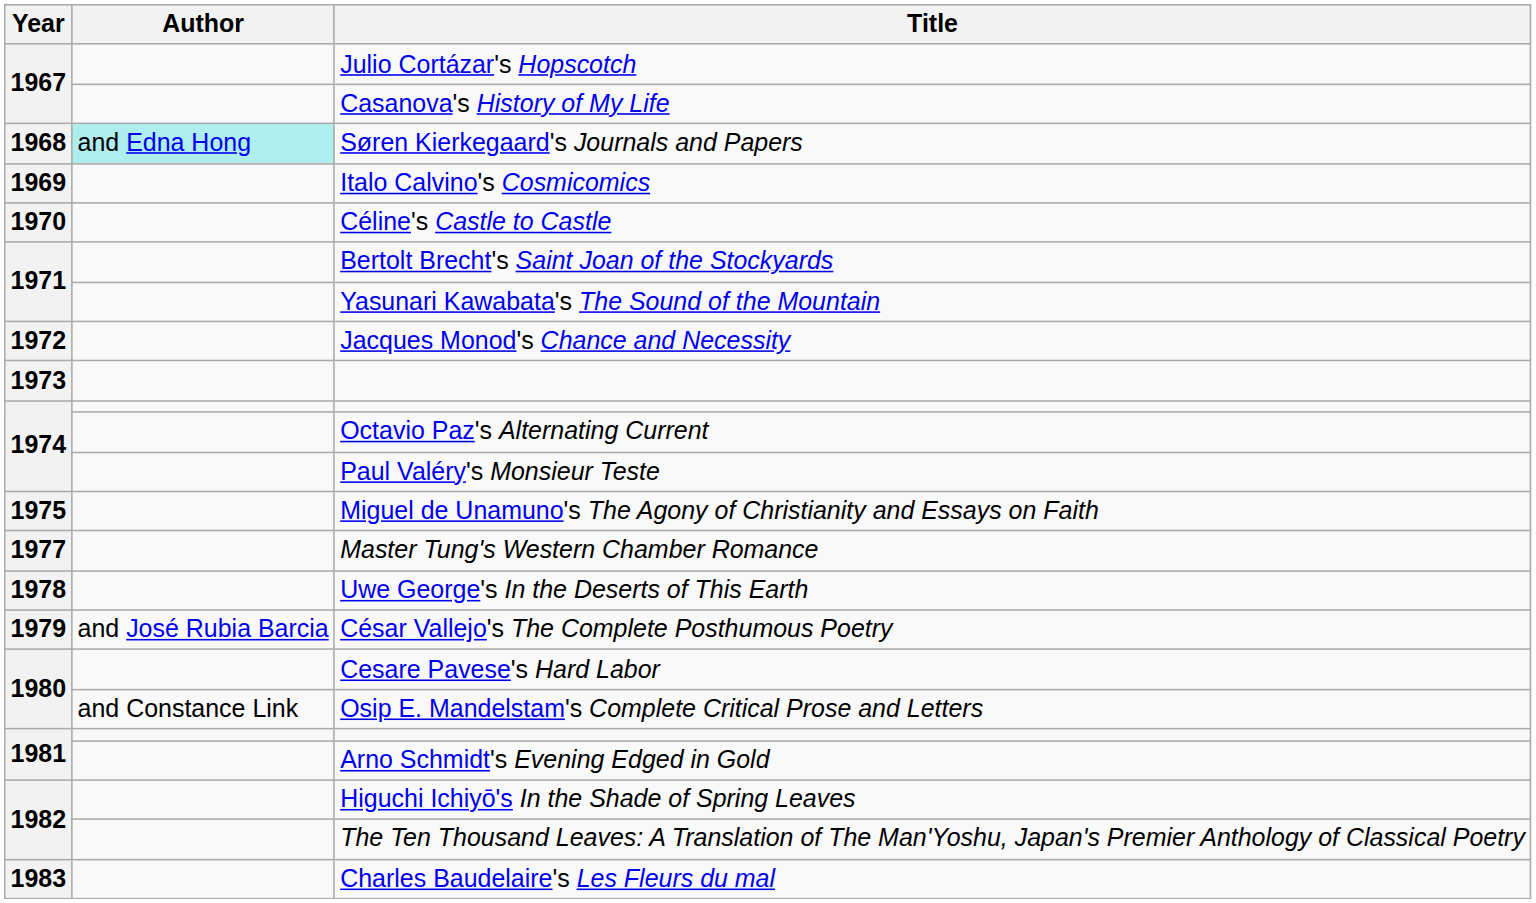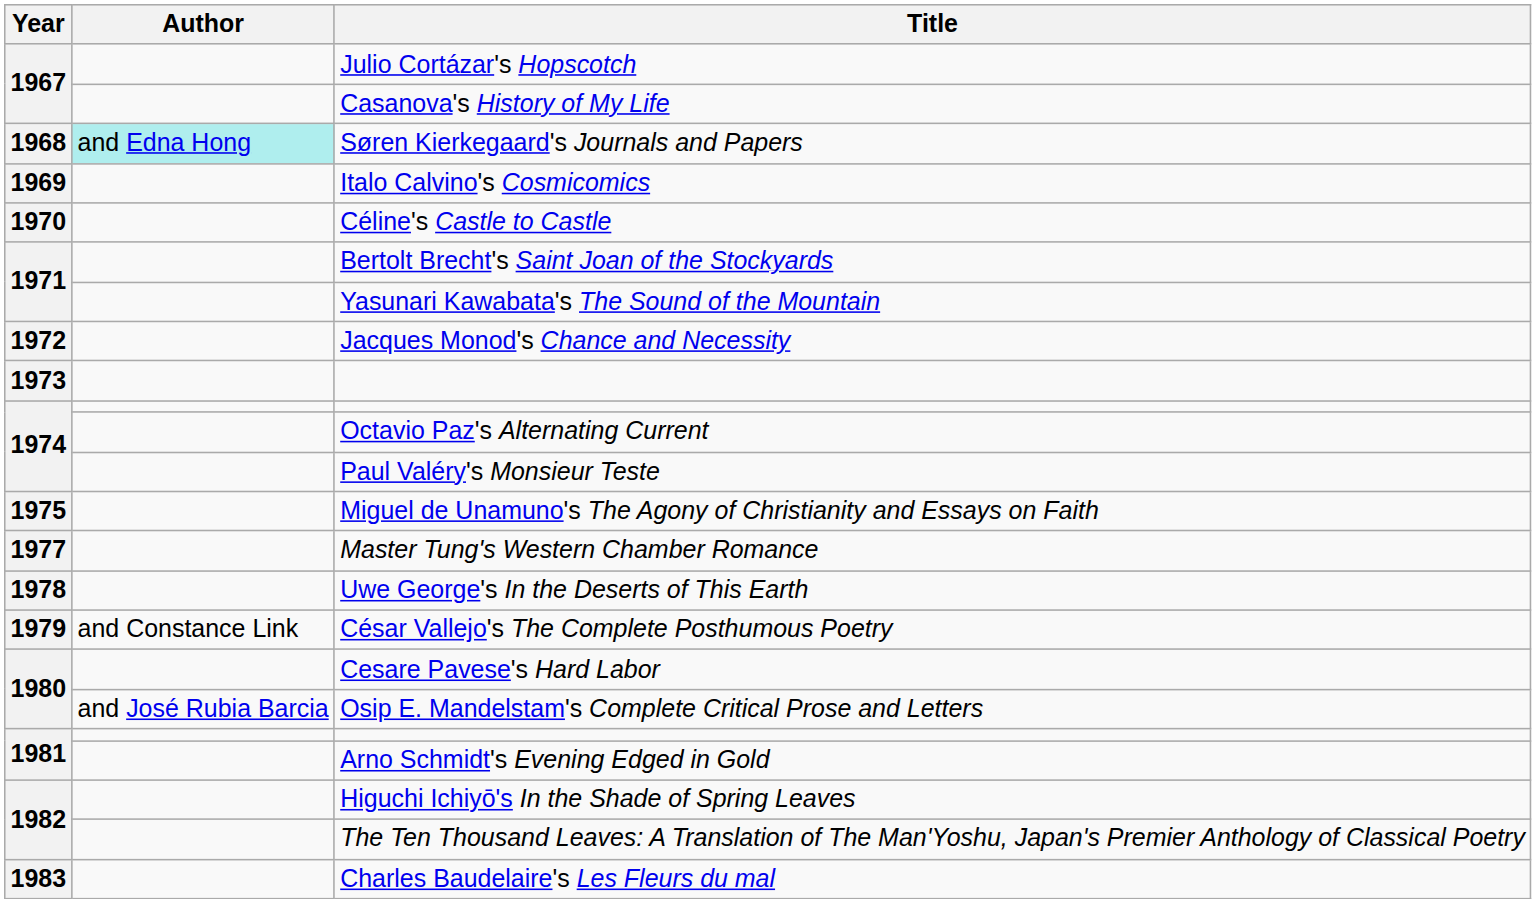(203, 629) and José Rubia Barcia -> (188, 629) and Constance Link
(188, 708) and Constance Link -> (203, 708) and José Rubia Barcia
